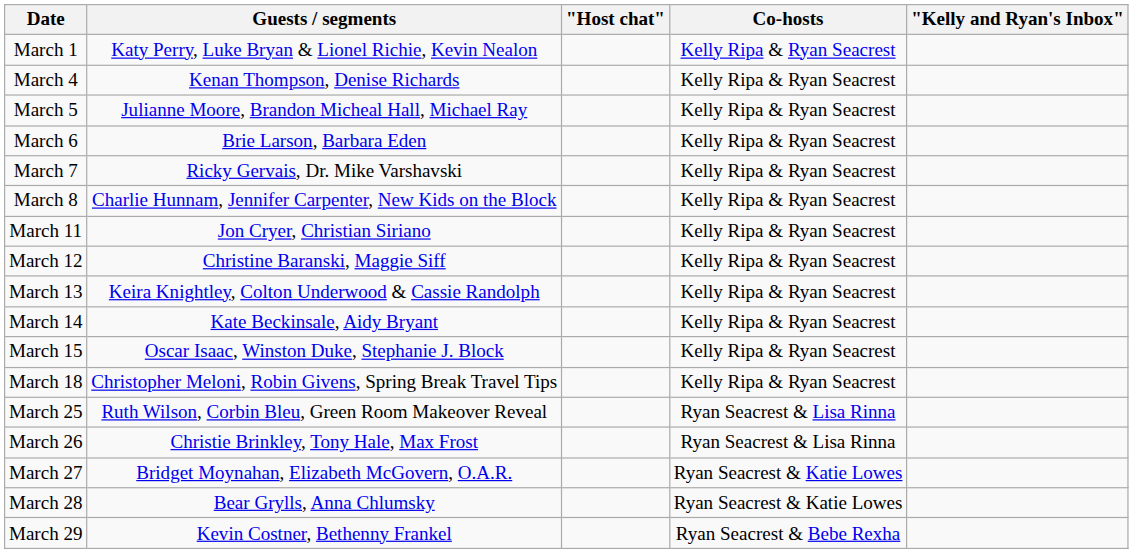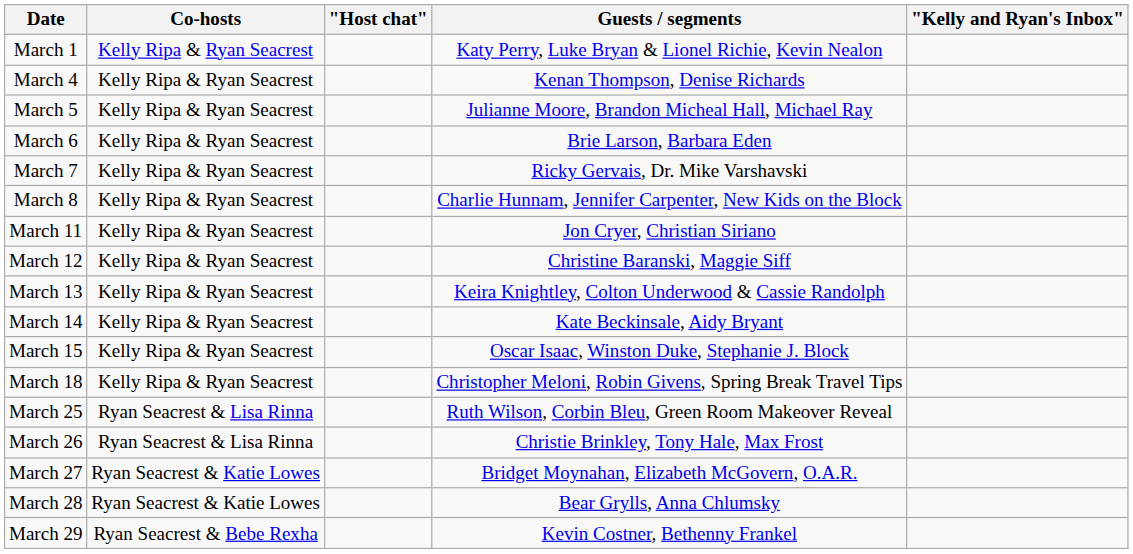columns swapped: (788, 19) <-> (324, 19)
